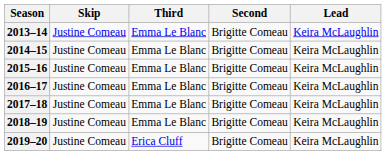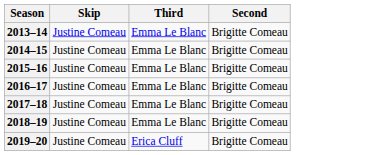- column: (336, 13)
